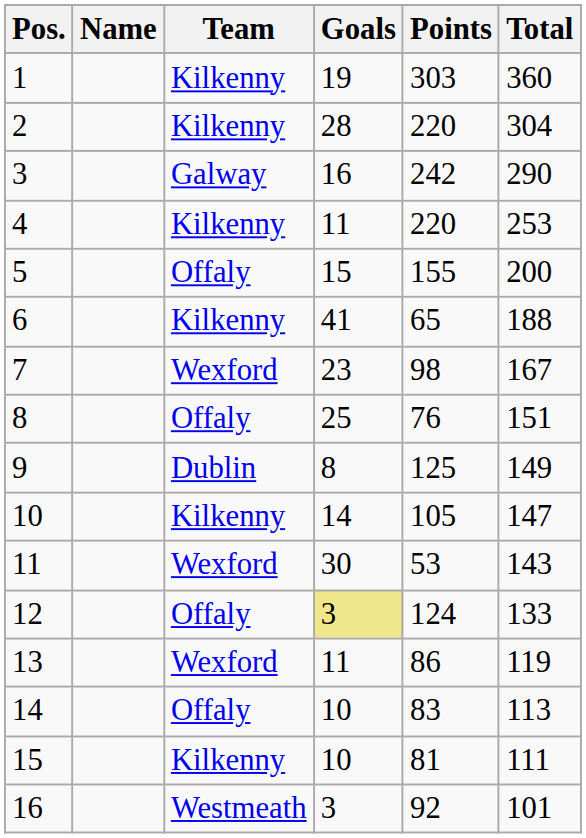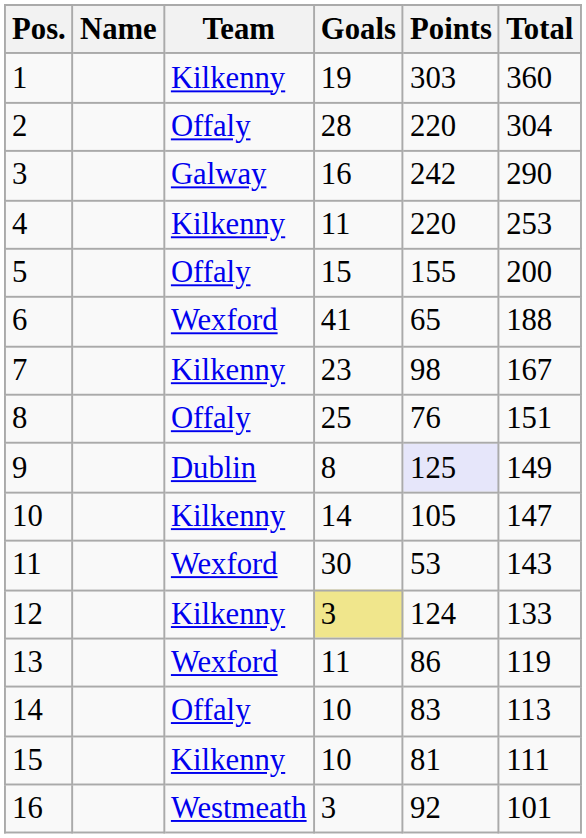(228, 126) Kilkenny -> (211, 126) Offaly
(228, 321) Kilkenny -> (224, 321) Wexford
(224, 369) Wexford -> (228, 369) Kilkenny
(433, 467) no background -> (433, 467) lavender background
(211, 613) Offaly -> (228, 613) Kilkenny
